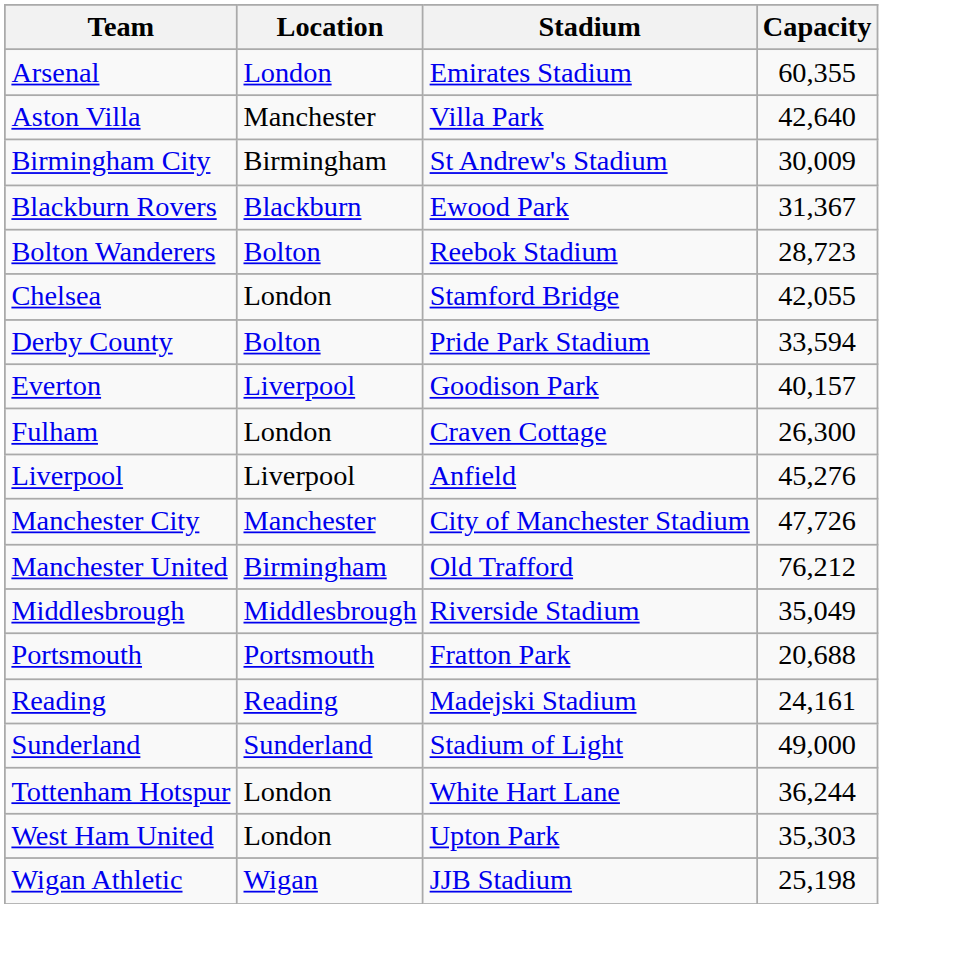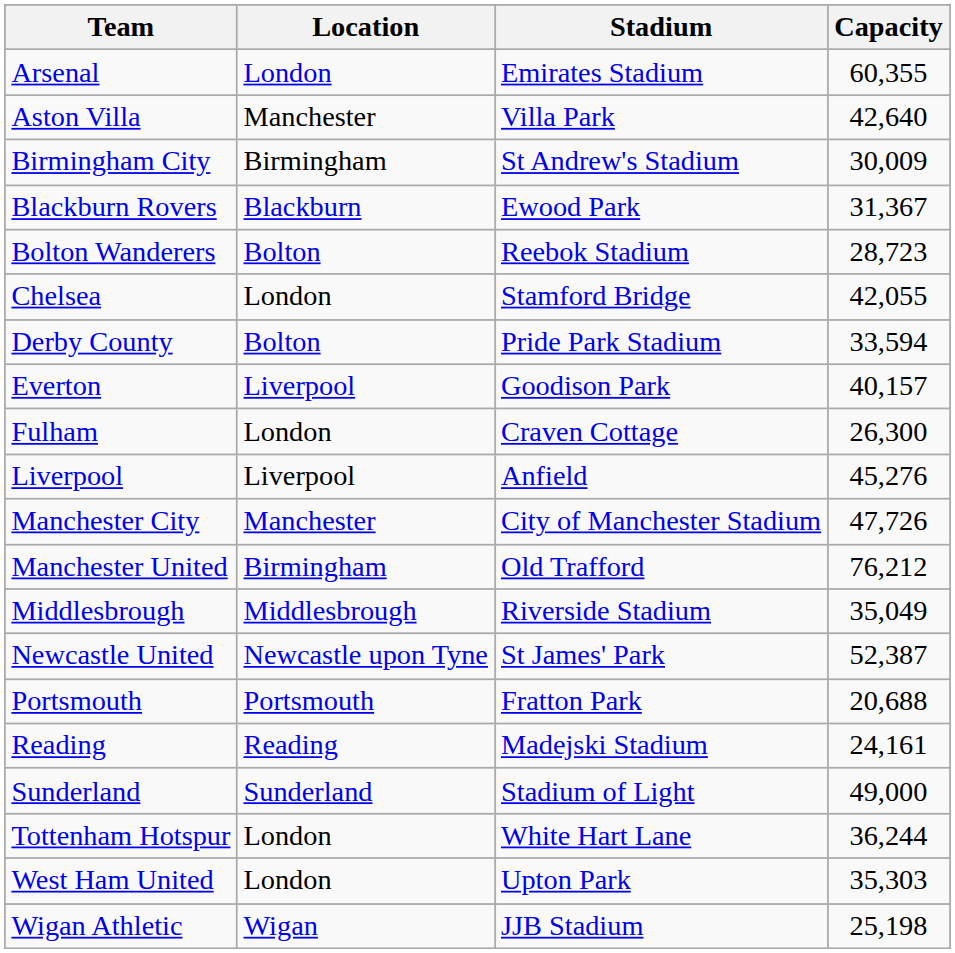+ row: (112, 655)
